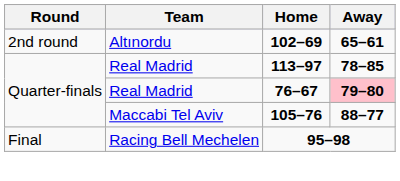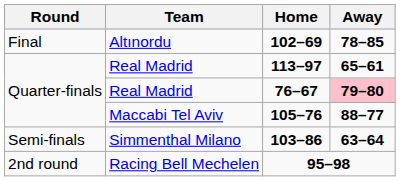(43, 42) 2nd round -> (25, 42) Final
(362, 42) 65–61 -> (362, 42) 78–85
(362, 66) 78–85 -> (362, 66) 65–61
+ row: (296, 140)
(25, 140) Final -> (43, 164) 2nd round
